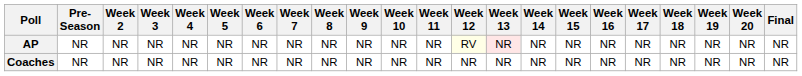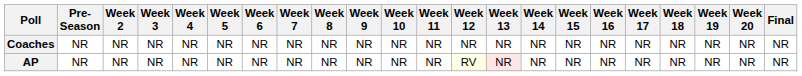rows swapped: (31, 44) <-> (31, 62)
